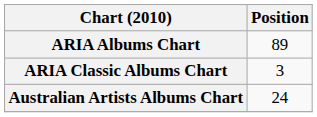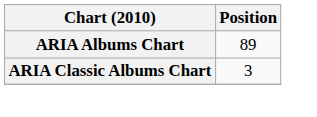- row: (126, 97)
